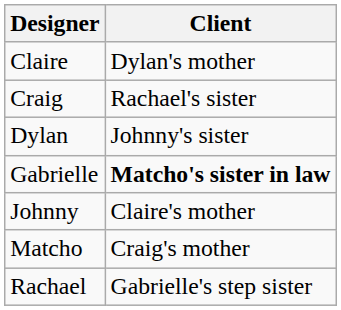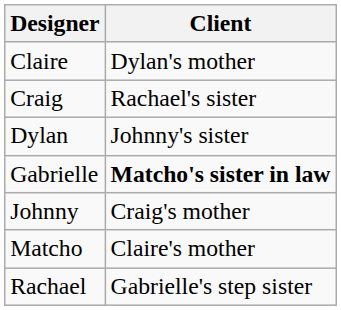(183, 211) Claire's mother -> (180, 211) Craig's mother
(180, 248) Craig's mother -> (183, 248) Claire's mother
